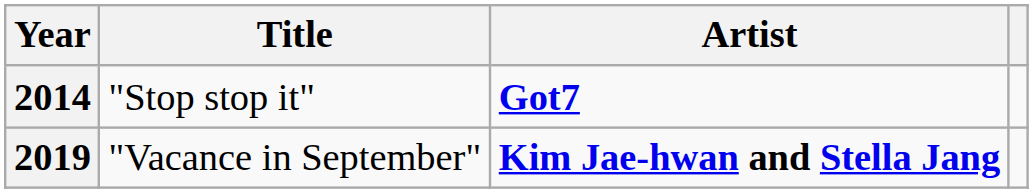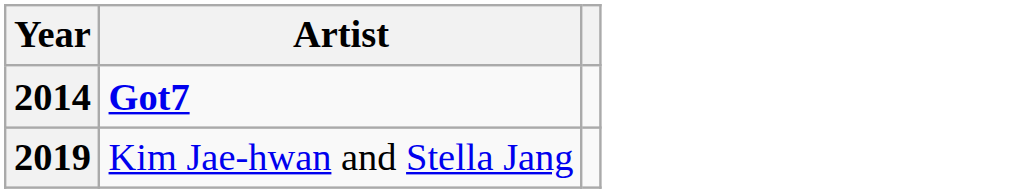- column: (295, 34)
(749, 156) bold -> (341, 156) normal
